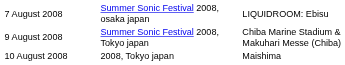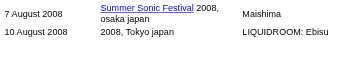(285, 13) LIQUIDROOM: Ebisu -> (262, 13) Maishima
- row: (34, 37)
(262, 56) Maishima -> (285, 32) LIQUIDROOM: Ebisu
